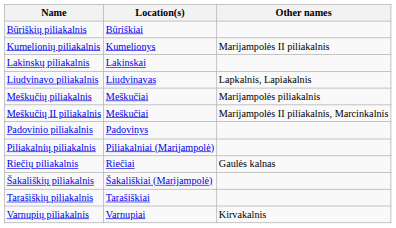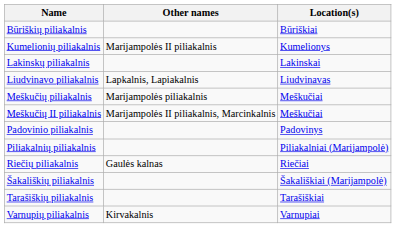columns swapped: (304, 13) <-> (160, 13)
